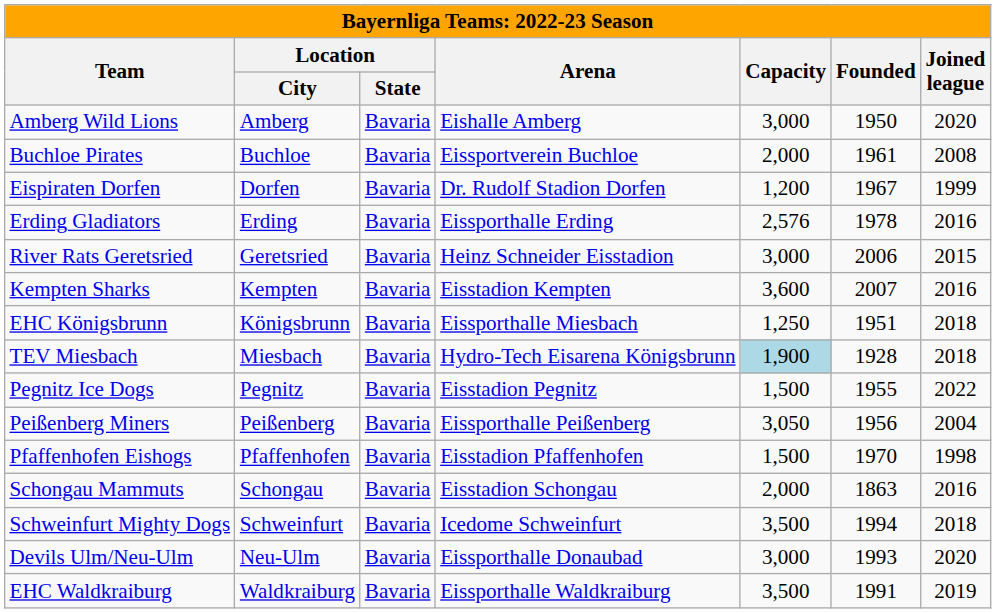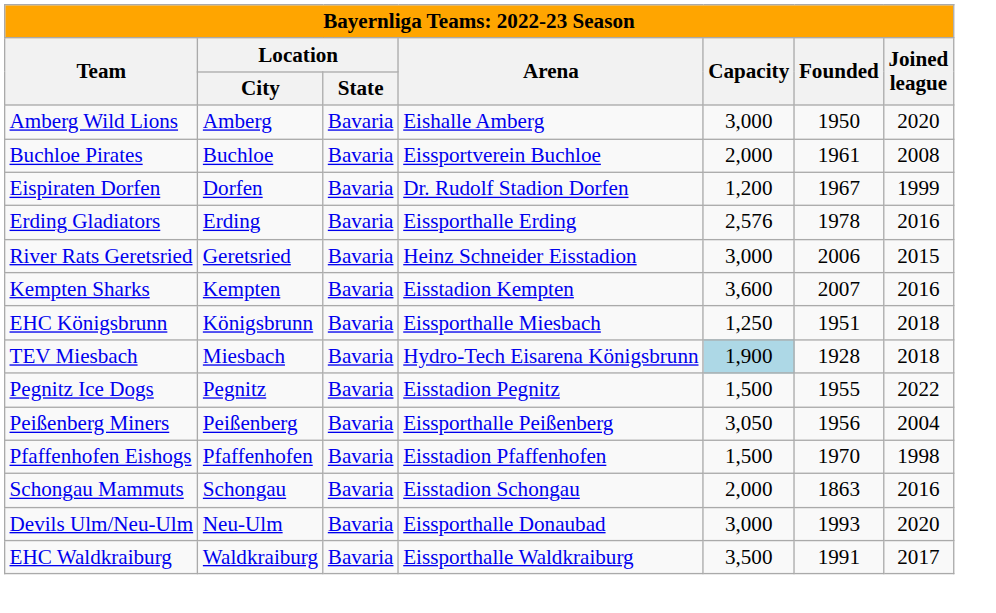- row: (120, 523)
(955, 590) 2019 -> (918, 557) 2017
